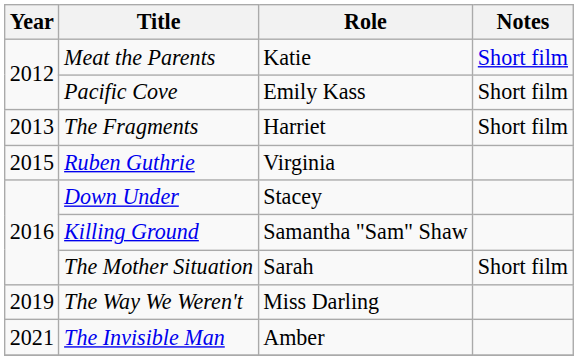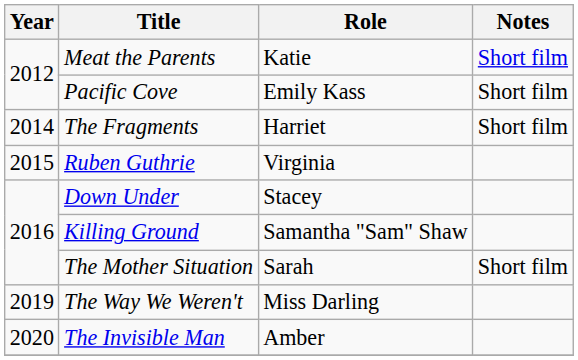(32, 127) 2013 -> (32, 127) 2014
(32, 337) 2021 -> (32, 337) 2020
